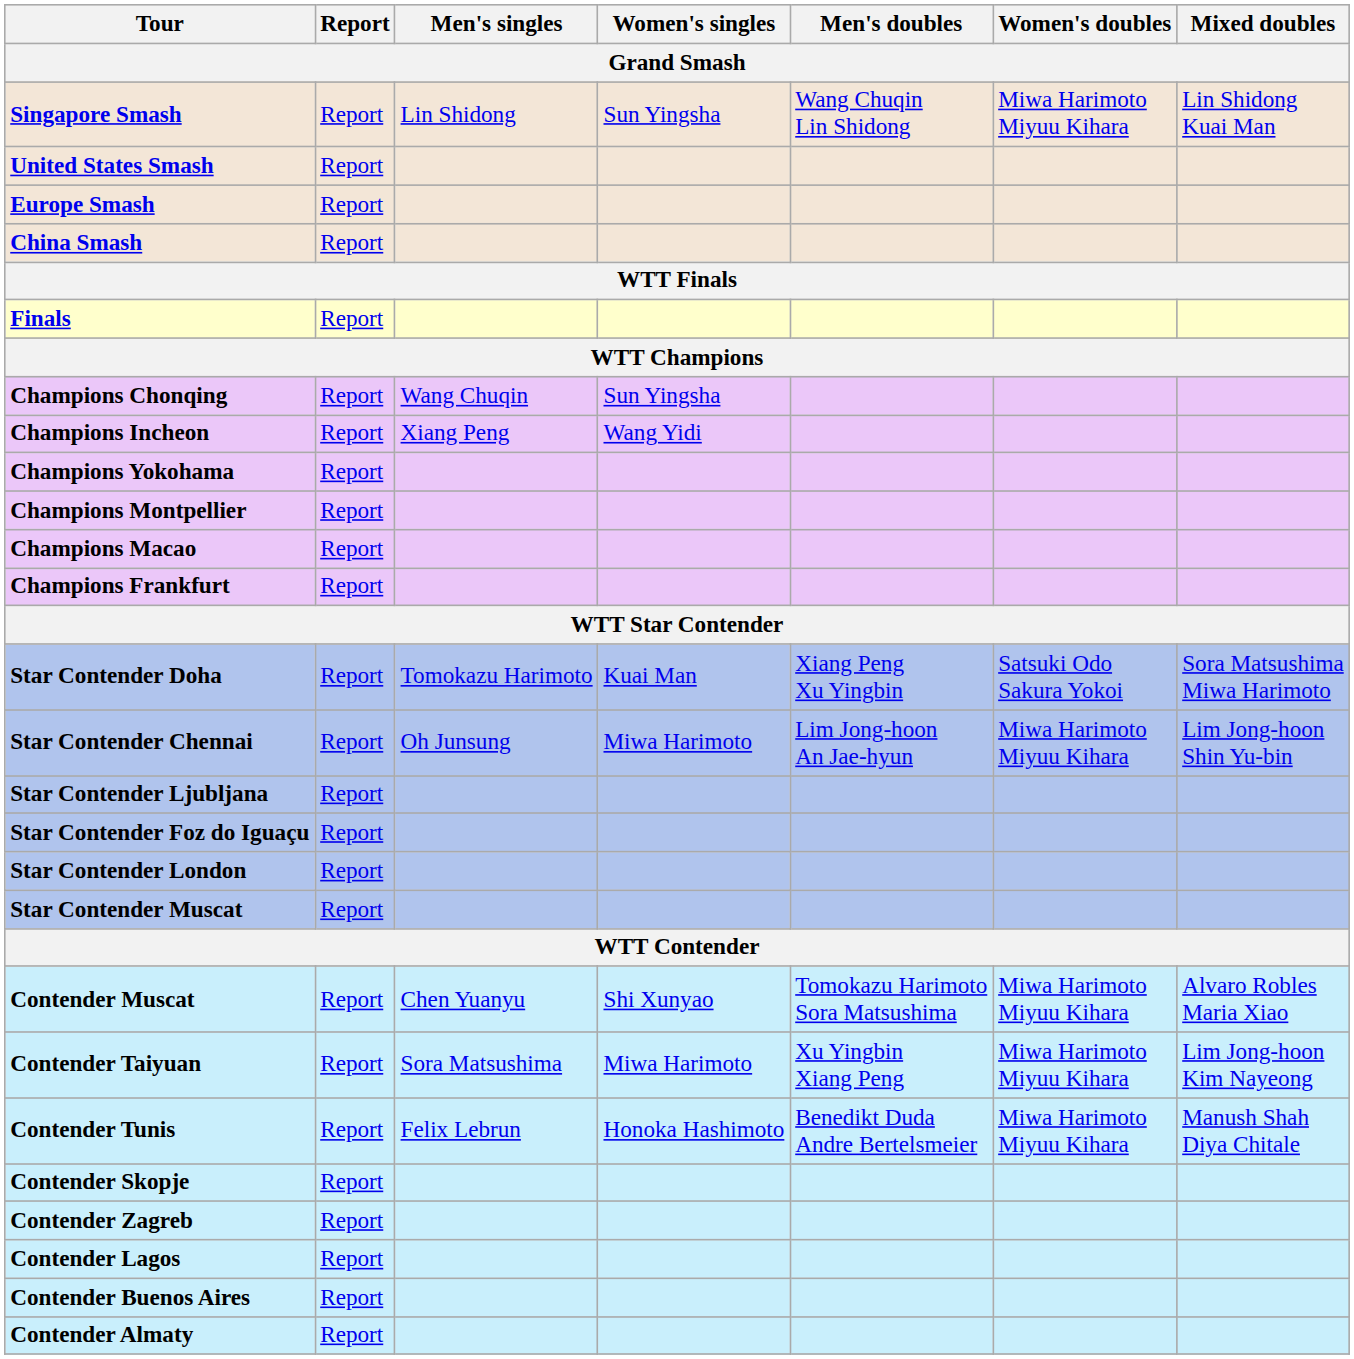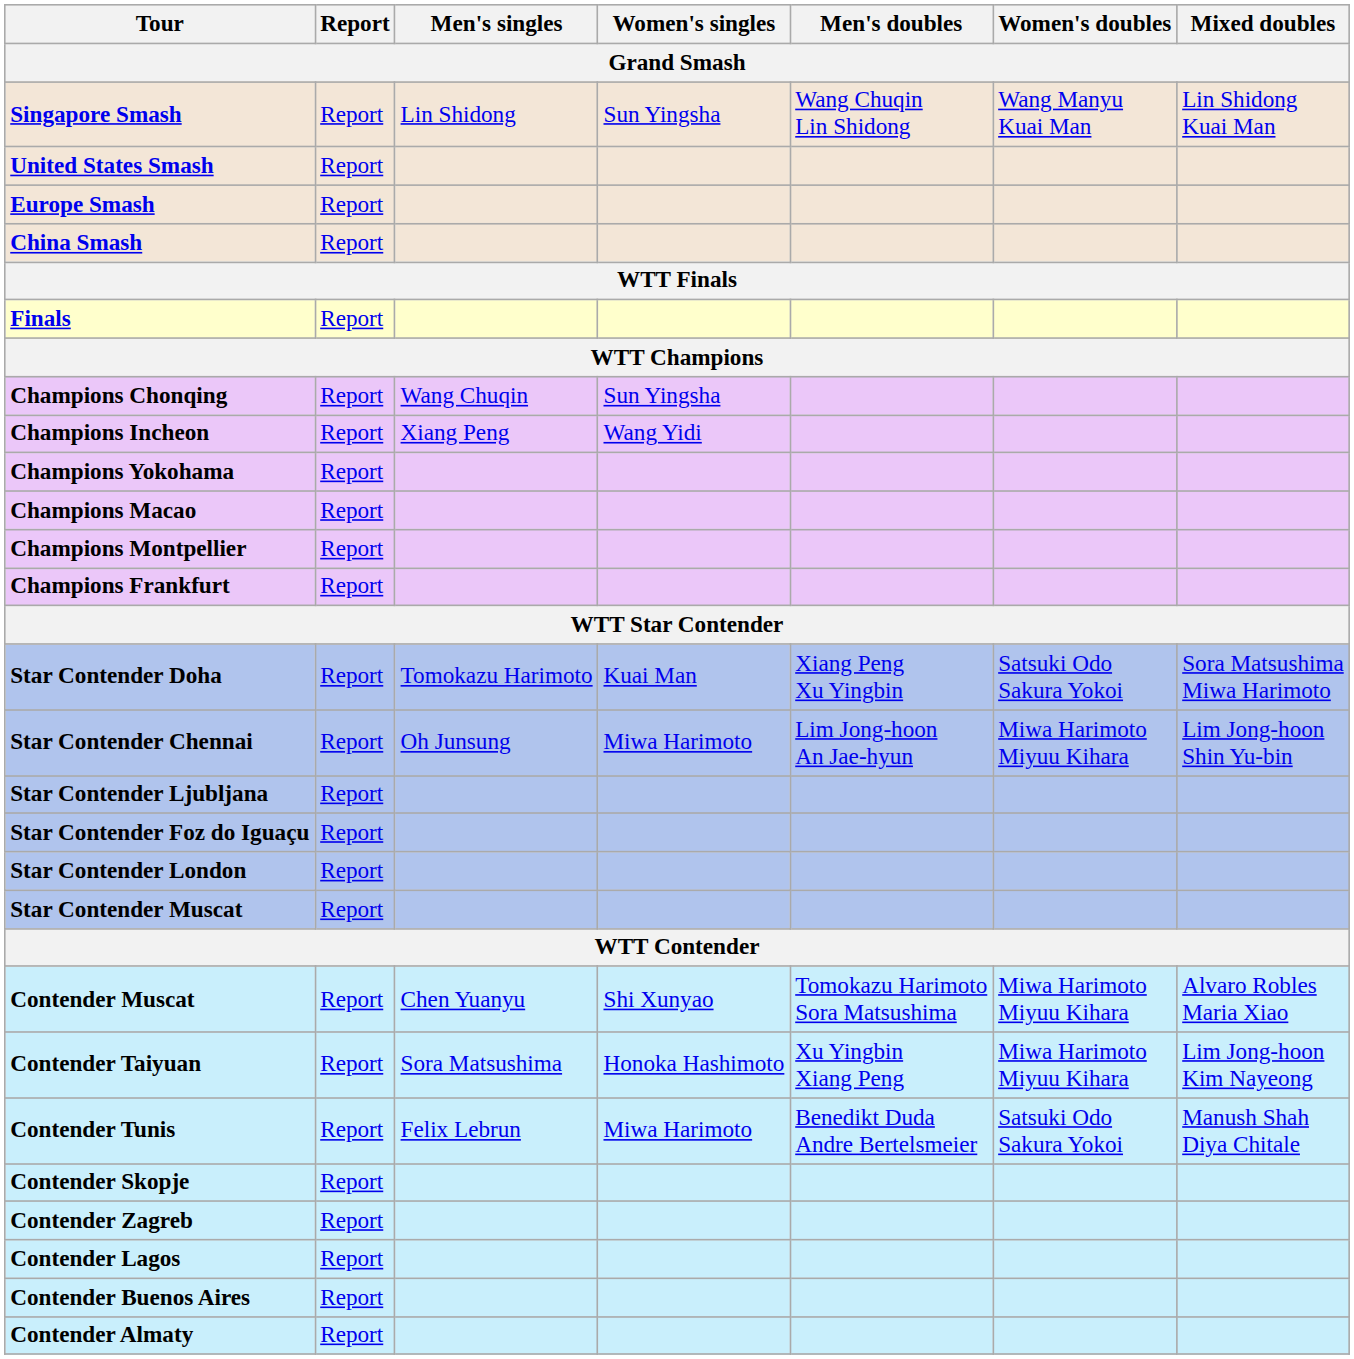(1072, 114) Miwa Harimoto Miyuu Kihara -> (1061, 114) Wang Manyu Kuai Man
rows swapped: (103, 548) <-> (128, 510)
(678, 1064) Miwa Harimoto -> (694, 1064) Honoka Hashimoto
(694, 1130) Honoka Hashimoto -> (678, 1130) Miwa Harimoto
(1072, 1130) Miwa Harimoto Miyuu Kihara -> (1061, 1130) Satsuki Odo Sakura Yokoi
